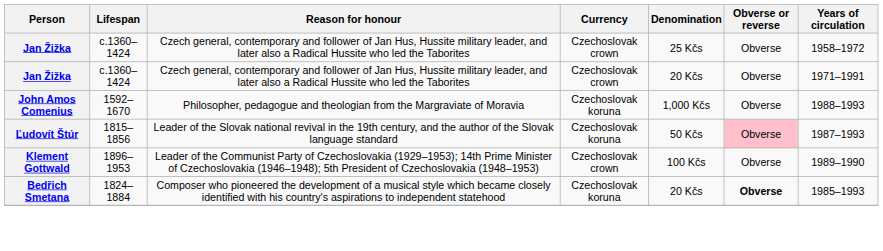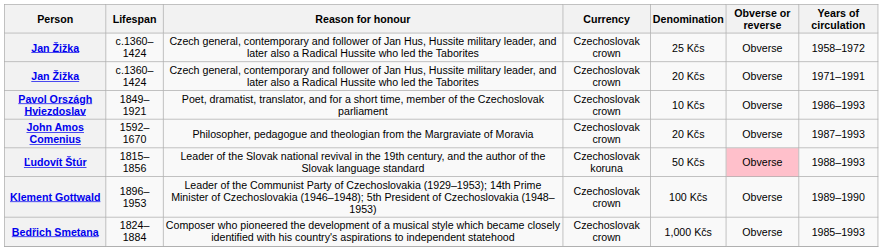+ row: (55, 105)
(604, 105) Czechoslovak koruna -> (607, 134) Czechoslovak crown
(686, 105) 1,000 Kčs -> (688, 134) 20 Kčs
(838, 105) 1988–1993 -> (838, 134) 1987–1993
(838, 134) 1987–1993 -> (838, 163) 1988–1993
(604, 191) Czechoslovak koruna -> (607, 232) Czechoslovak crown
(686, 191) 20 Kčs -> (688, 232) 1,000 Kčs
(761, 191) bold -> (762, 232) normal
